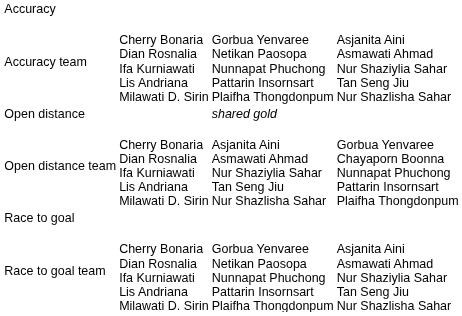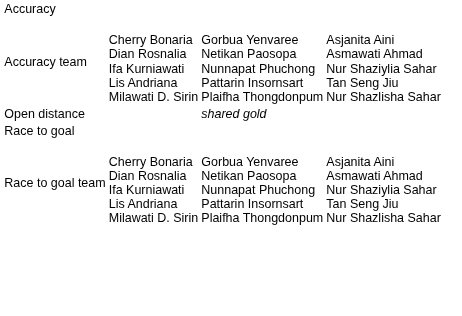- row: (60, 166)
